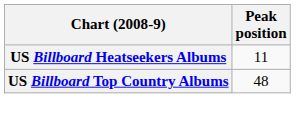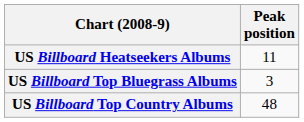+ row: (122, 81)
